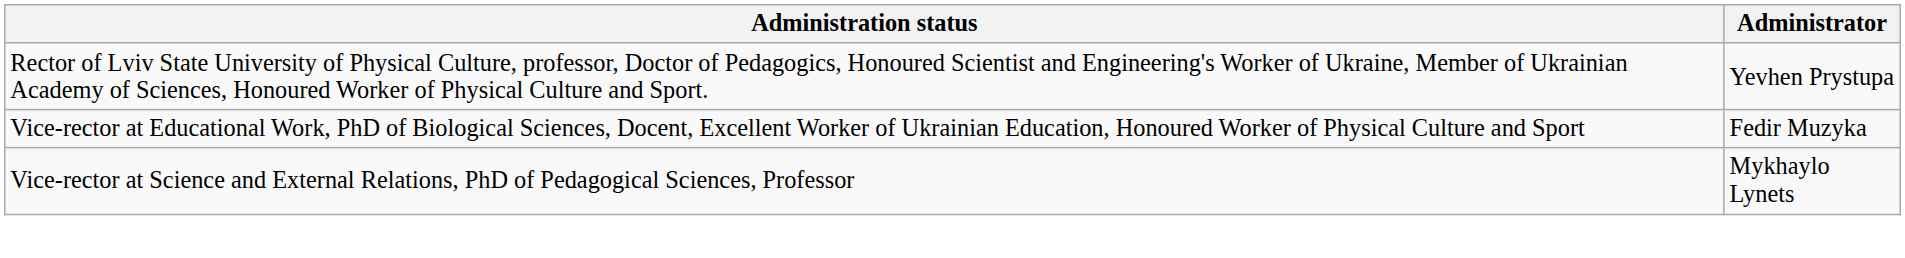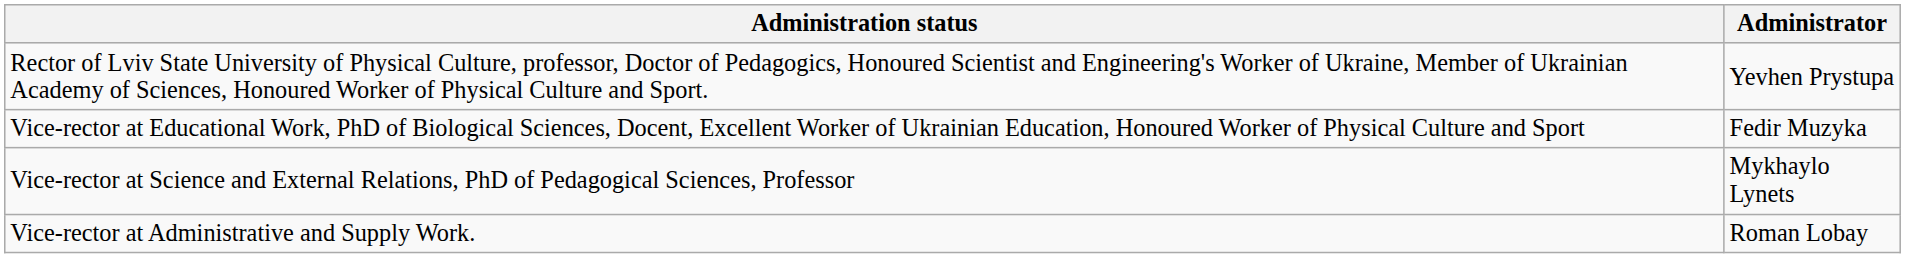+ row: (243, 232)
